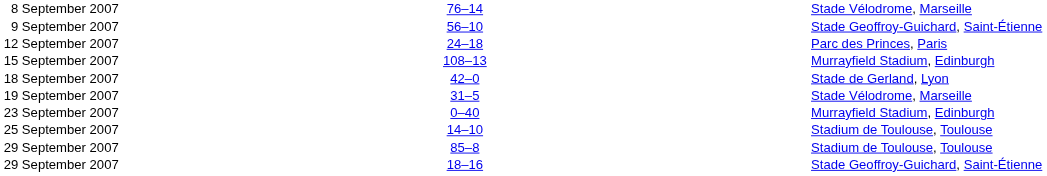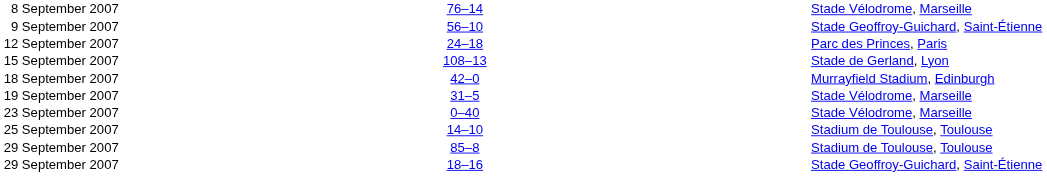(903, 61) Murrayfield Stadium, Edinburgh -> (880, 61) Stade de Gerland, Lyon
(880, 78) Stade de Gerland, Lyon -> (903, 78) Murrayfield Stadium, Edinburgh
(903, 113) Murrayfield Stadium, Edinburgh -> (891, 113) Stade Vélodrome, Marseille
